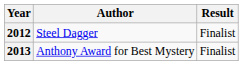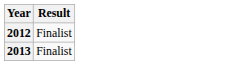- column: (115, 13)
